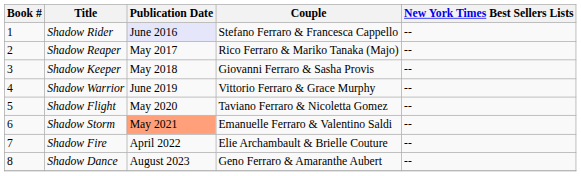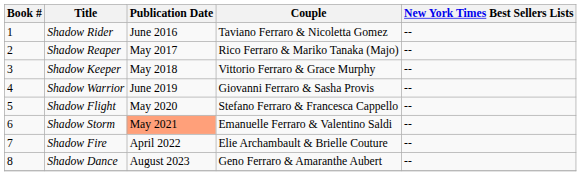(154, 32) lavender background -> (154, 32) no background
(308, 32) Stefano Ferraro & Francesca Cappello -> (303, 32) Taviano Ferraro & Nicoletta Gomez
(296, 69) Giovanni Ferraro & Sasha Provis -> (297, 69) Vittorio Ferraro & Grace Murphy
(297, 87) Vittorio Ferraro & Grace Murphy -> (296, 87) Giovanni Ferraro & Sasha Provis
(303, 106) Taviano Ferraro & Nicoletta Gomez -> (308, 106) Stefano Ferraro & Francesca Cappello
